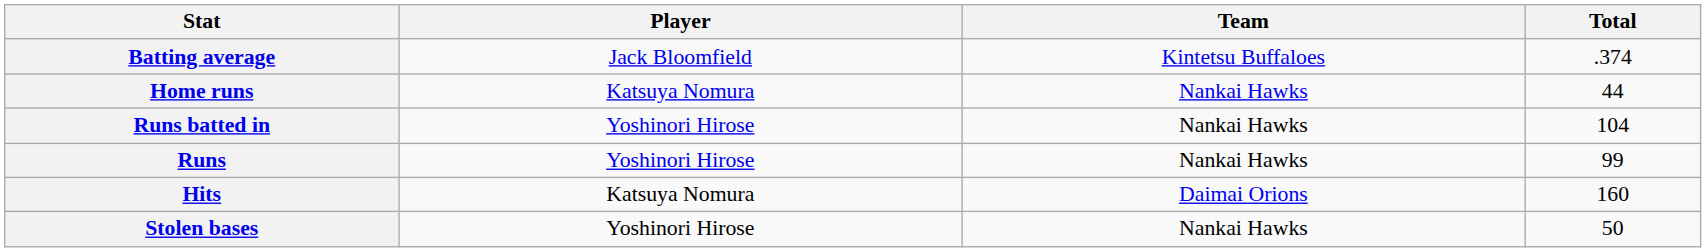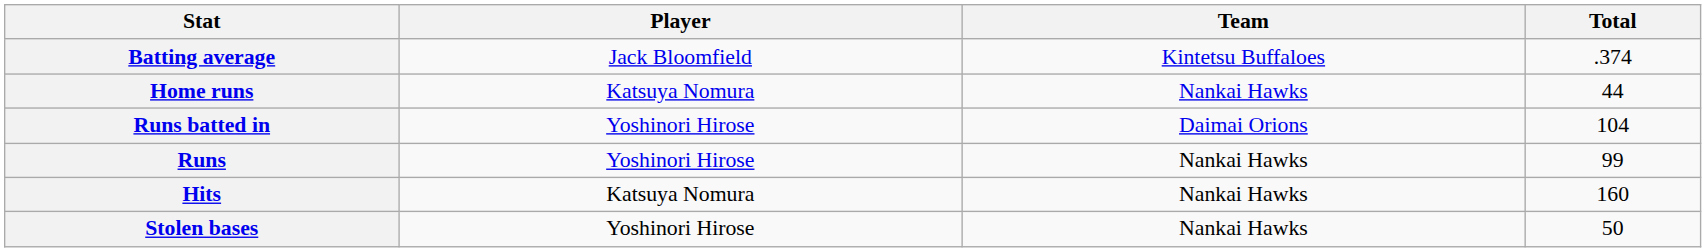(1243, 125) Nankai Hawks -> (1243, 125) Daimai Orions
(1243, 194) Daimai Orions -> (1243, 194) Nankai Hawks
